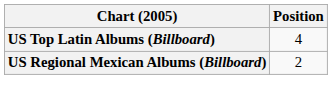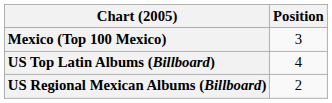+ row: (87, 39)
